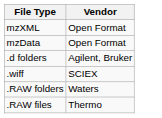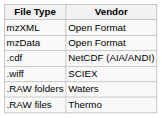+ row: (14, 58)
- row: (27, 58)
